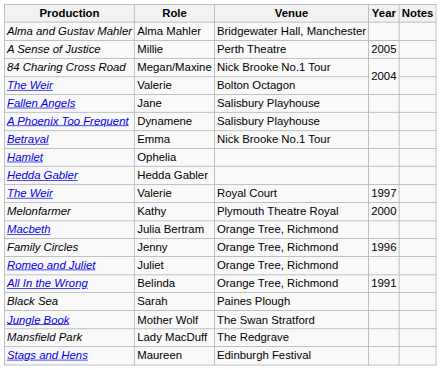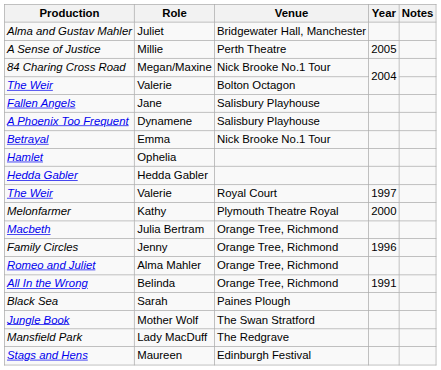(169, 31) Alma Mahler -> (150, 31) Juliet
(150, 265) Juliet -> (169, 265) Alma Mahler
